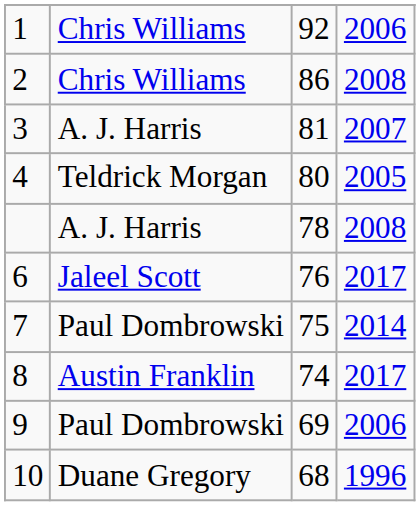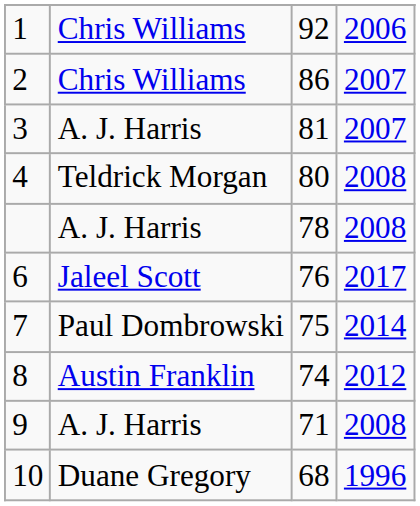(375, 78) 2008 -> (375, 78) 2007
(375, 177) 2005 -> (375, 177) 2008
(375, 375) 2017 -> (375, 375) 2012
(171, 425) Paul Dombrowski -> (130, 425) A. J. Harris
(314, 425) 69 -> (314, 425) 71
(375, 425) 2006 -> (375, 425) 2008
